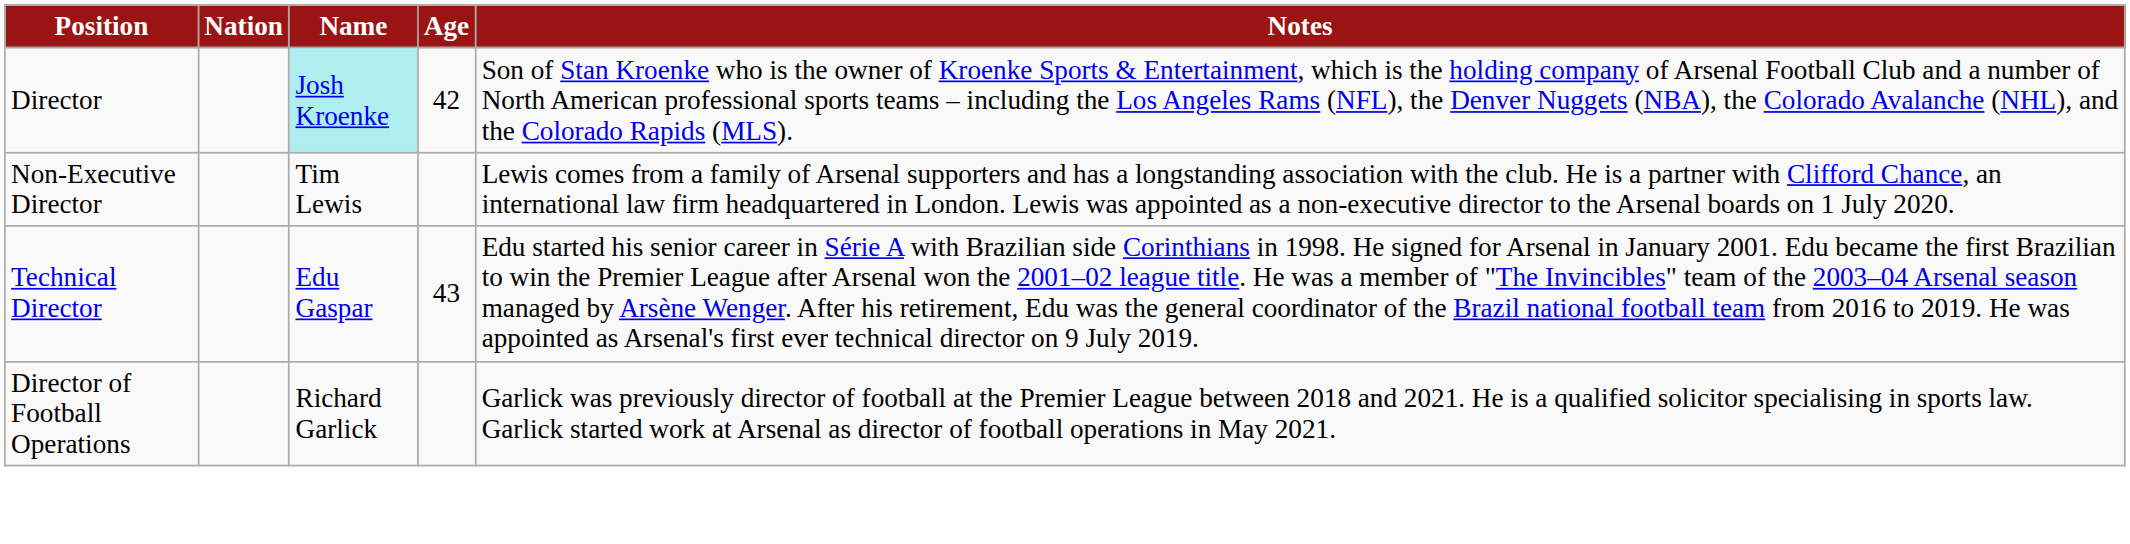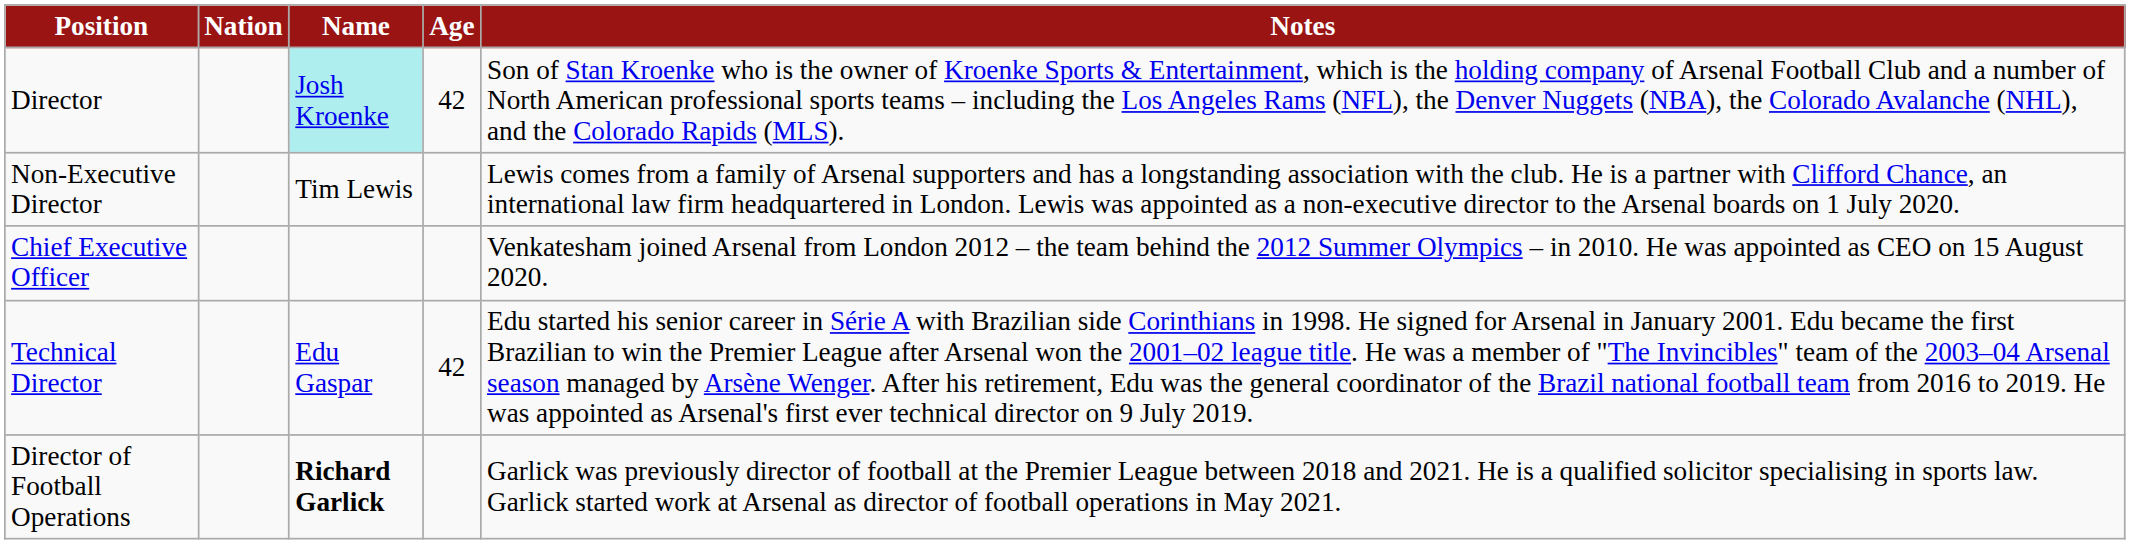+ row: (99, 262)
(446, 293) 43 -> (452, 366) 42
(339, 412) normal -> (343, 486) bold
